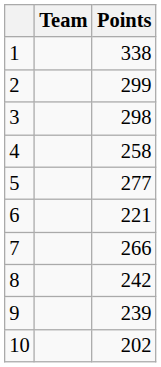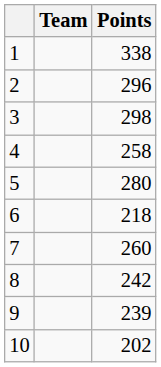(136, 85) 299 -> (136, 85) 296
(136, 183) 277 -> (136, 183) 280
(136, 215) 221 -> (136, 215) 218
(136, 248) 266 -> (136, 248) 260
